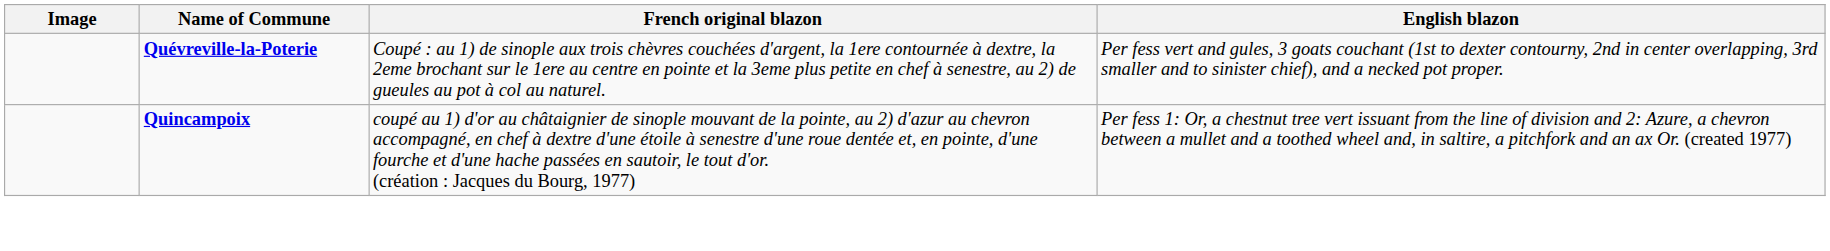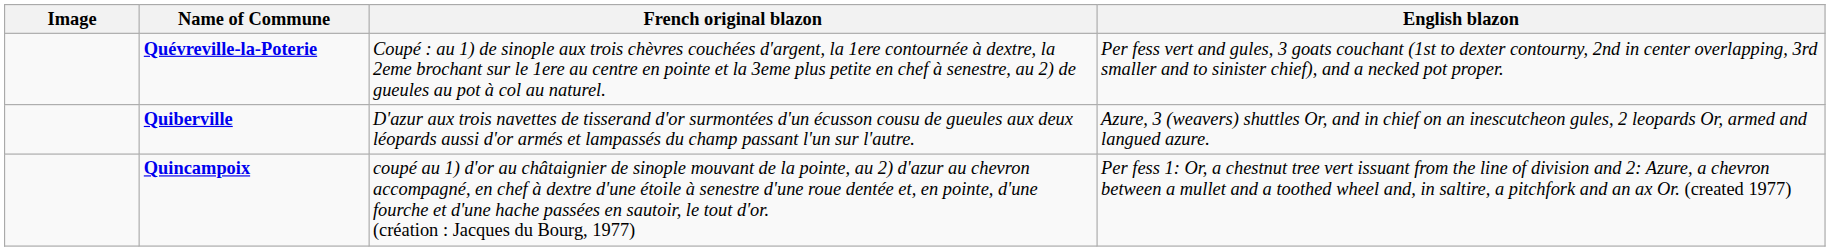+ row: (188, 118)
